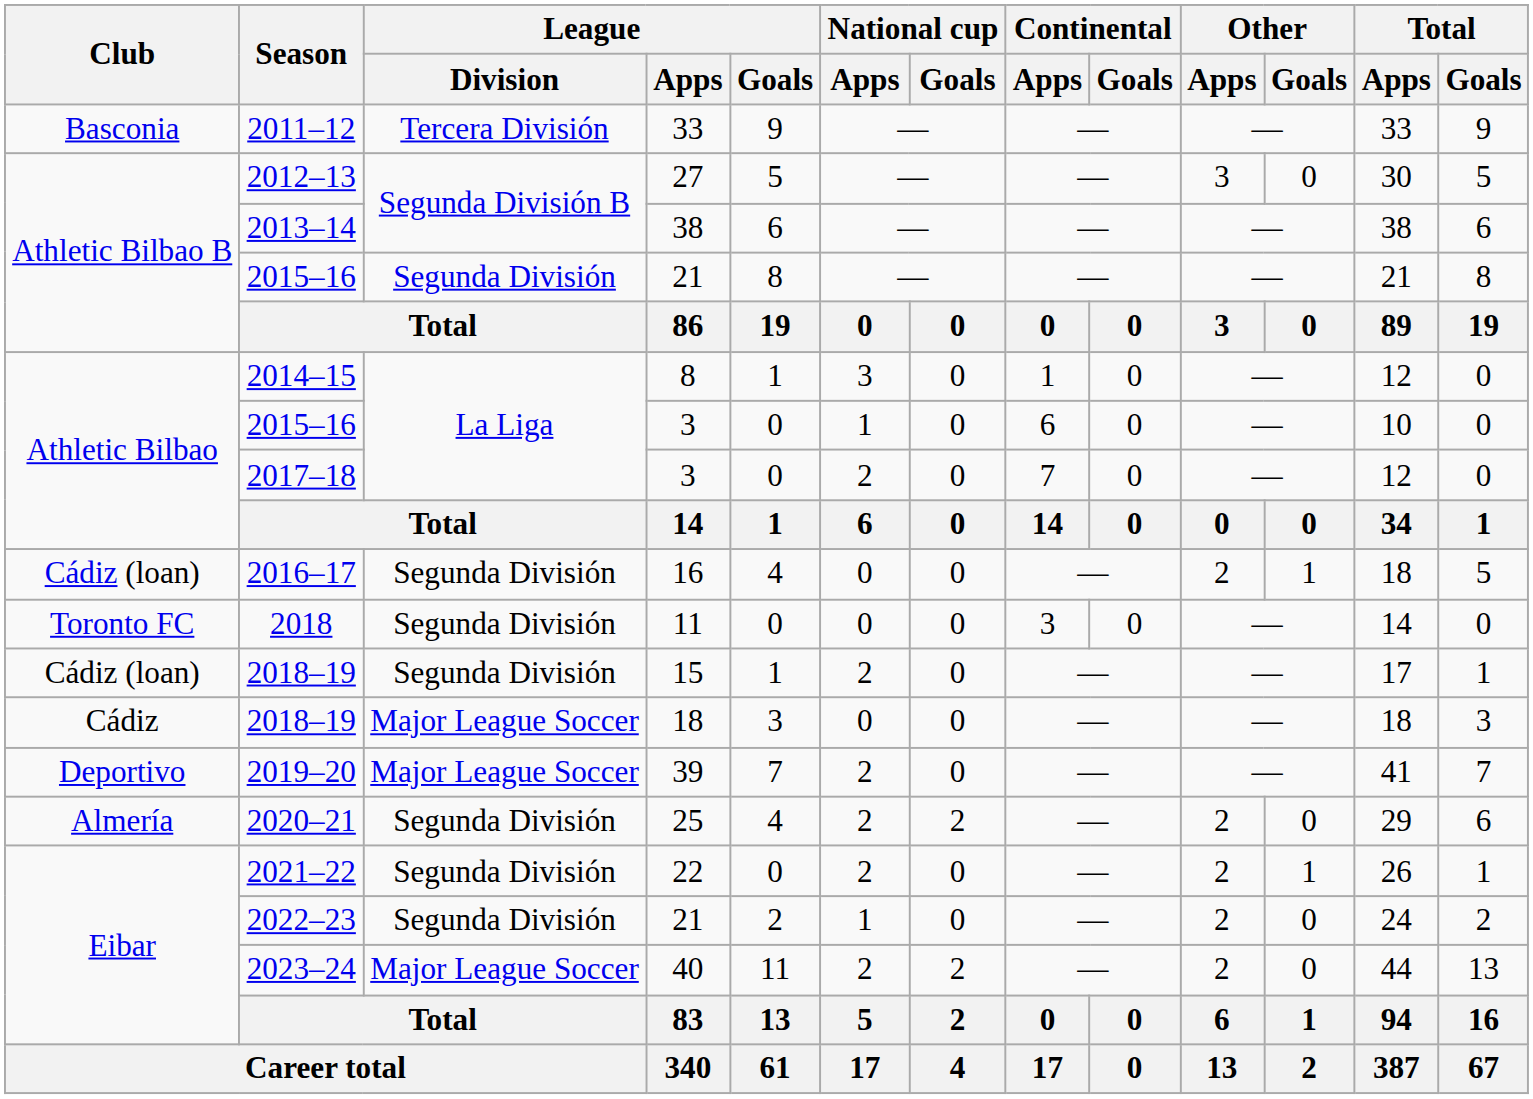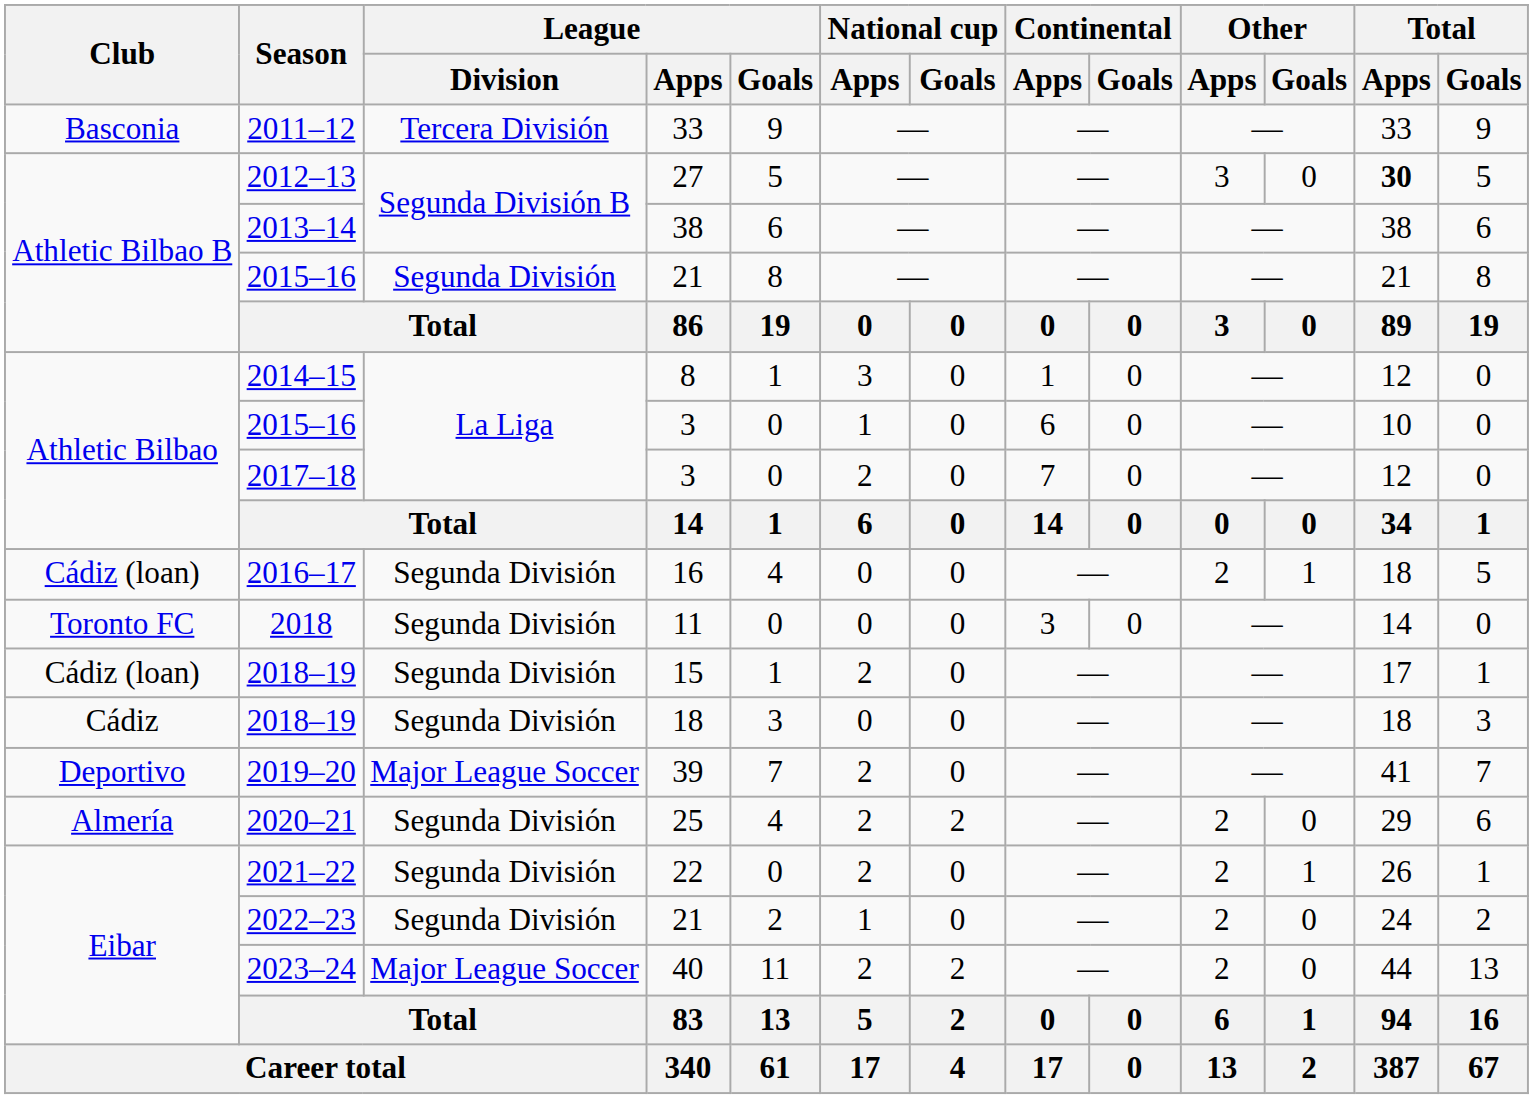(1396, 177) normal -> (1396, 177) bold
(505, 721) Major League Soccer -> (505, 721) Segunda División
